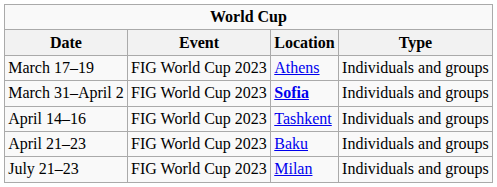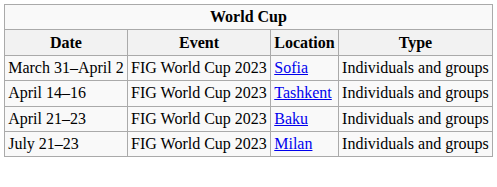- row: (51, 67)
(292, 93) bold -> (291, 67) normal
